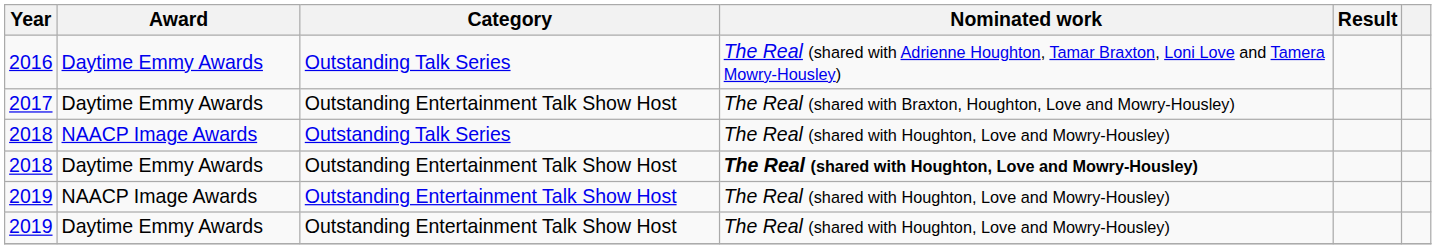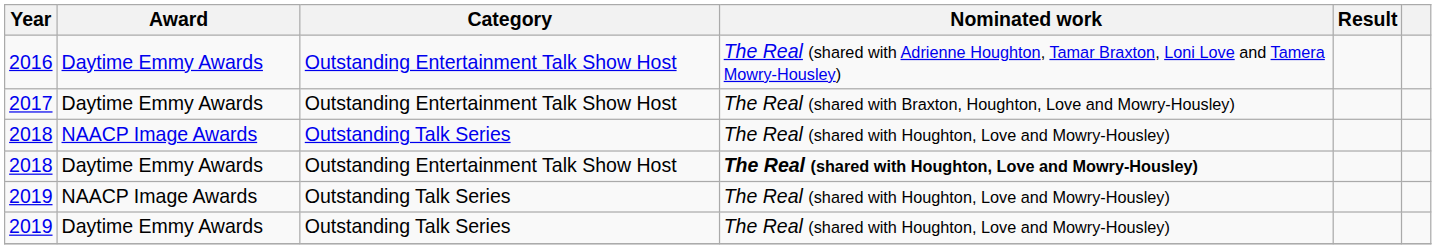(408, 61) Outstanding Talk Series -> (491, 61) Outstanding Entertainment Talk Show Host
(491, 196) Outstanding Entertainment Talk Show Host -> (408, 196) Outstanding Talk Series
(491, 227) Outstanding Entertainment Talk Show Host -> (408, 227) Outstanding Talk Series
